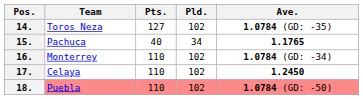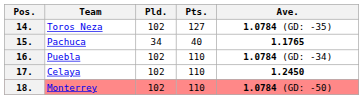columns swapped: (156, 12) <-> (197, 12)
(72, 57) Monterrey -> (64, 57) Puebla
(64, 87) Puebla -> (72, 87) Monterrey
